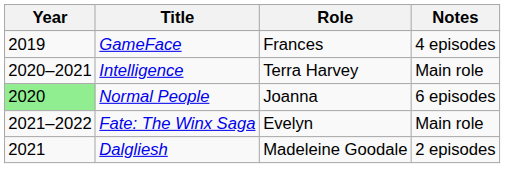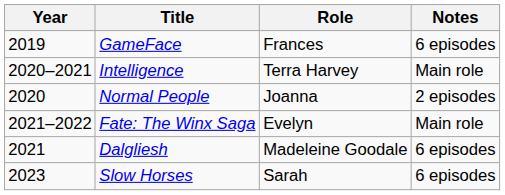(455, 44) 4 episodes -> (455, 44) 6 episodes
(27, 96) lightgreen background -> (27, 96) no background
(455, 96) 6 episodes -> (455, 96) 2 episodes
(455, 149) 2 episodes -> (455, 149) 6 episodes
+ row: (146, 176)
